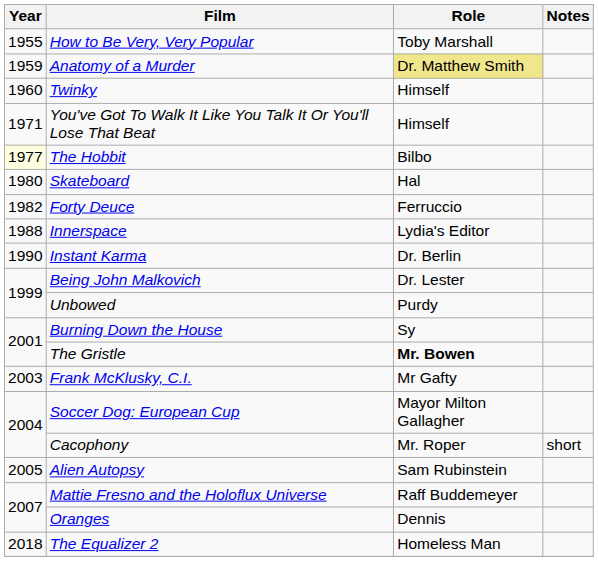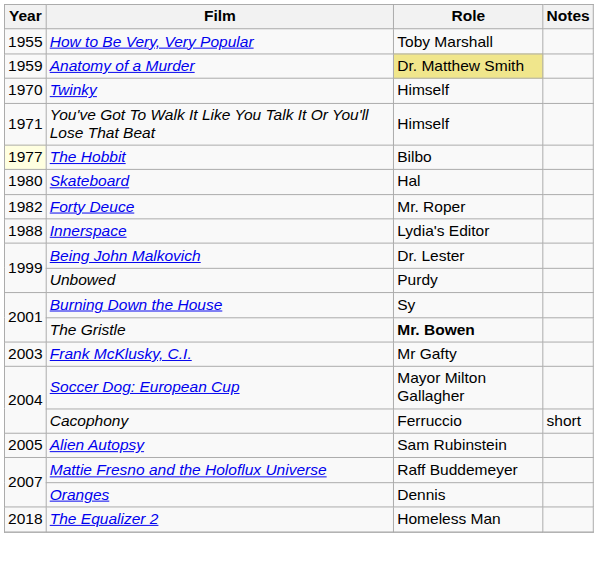(25, 90) 1960 -> (25, 90) 1970
(430, 206) Ferruccio -> (431, 206) Mr. Roper
- row: (98, 255)
(431, 445) Mr. Roper -> (430, 420) Ferruccio
